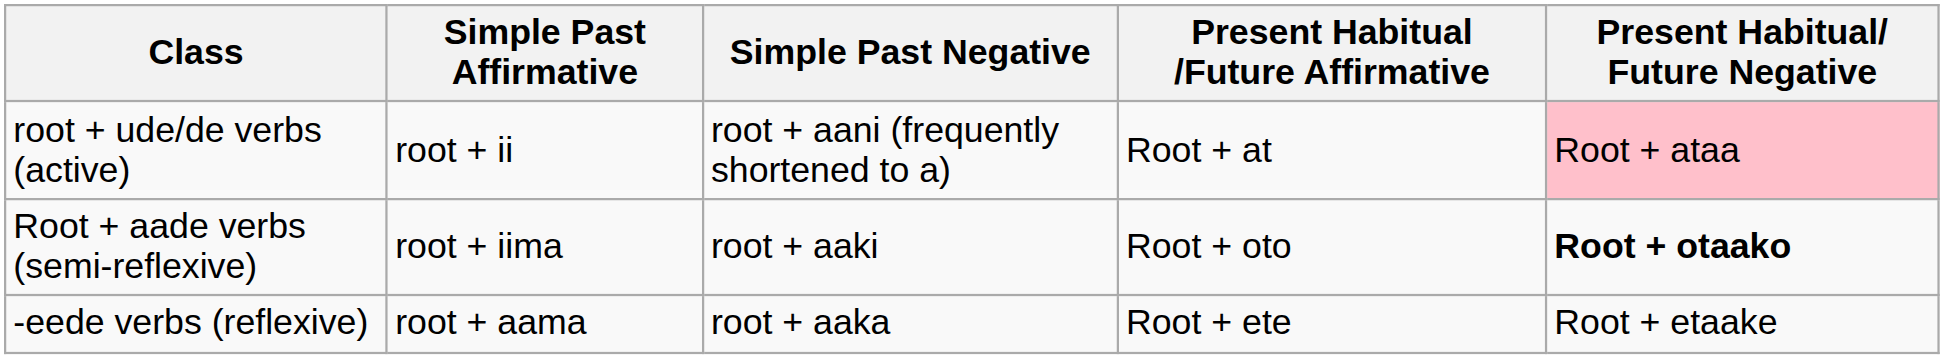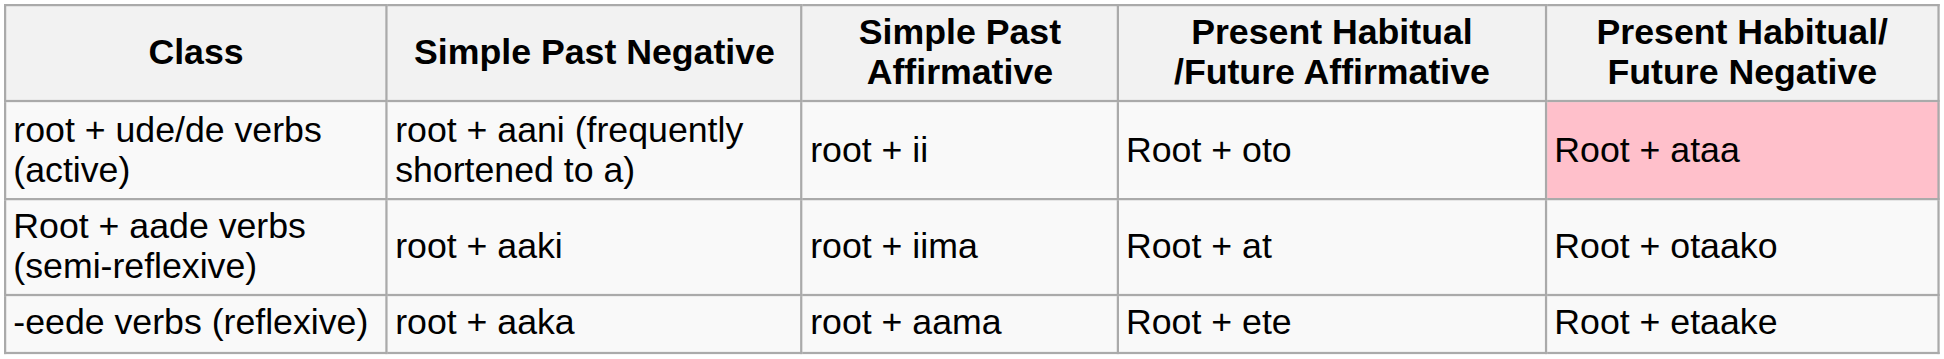columns swapped: (545, 52) <-> (910, 52)
(1199, 149) Root + at -> (1209, 149) Root + oto
(1209, 246) Root + oto -> (1199, 246) Root + at
(1673, 246) bold -> (1666, 246) normal
